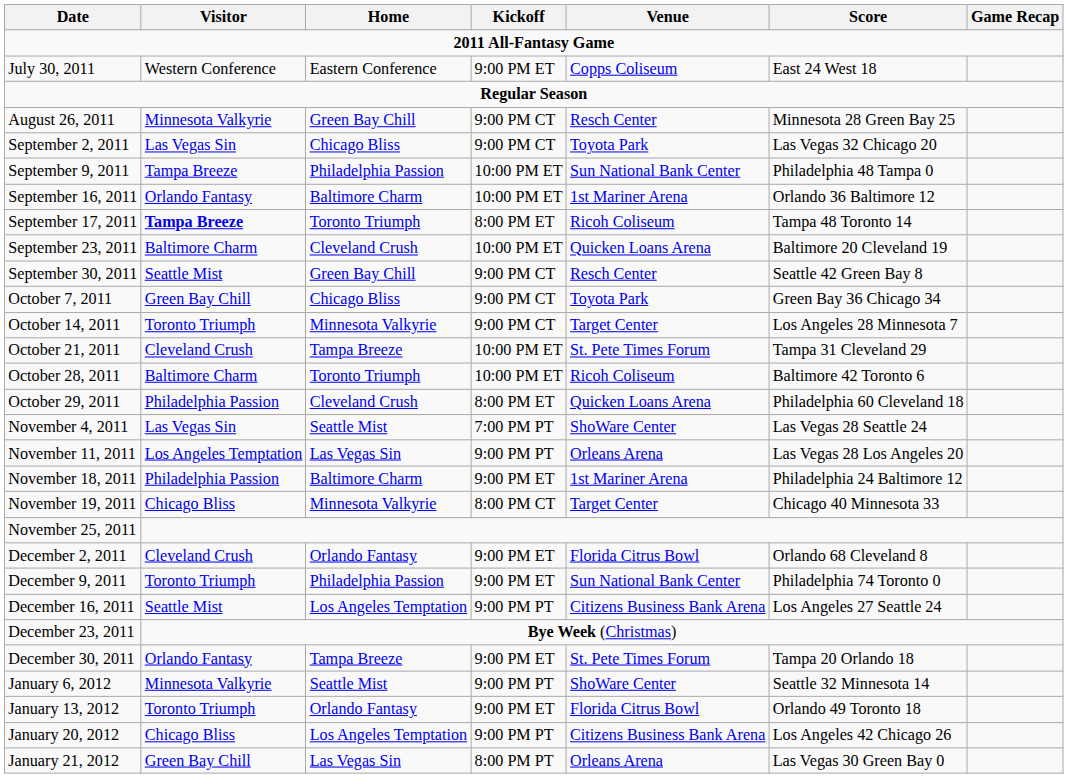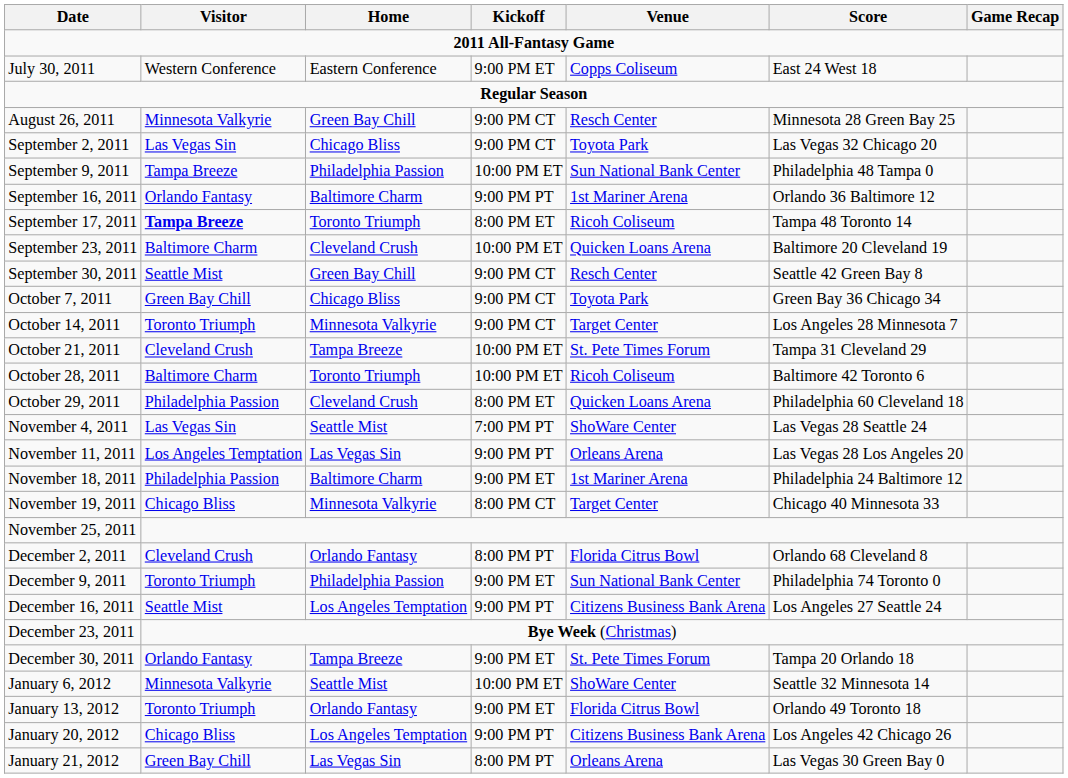(519, 196) 10:00 PM ET -> (514, 196) 9:00 PM PT
(515, 555) 9:00 PM ET -> (514, 555) 8:00 PM PT
(514, 683) 9:00 PM PT -> (519, 683) 10:00 PM ET
